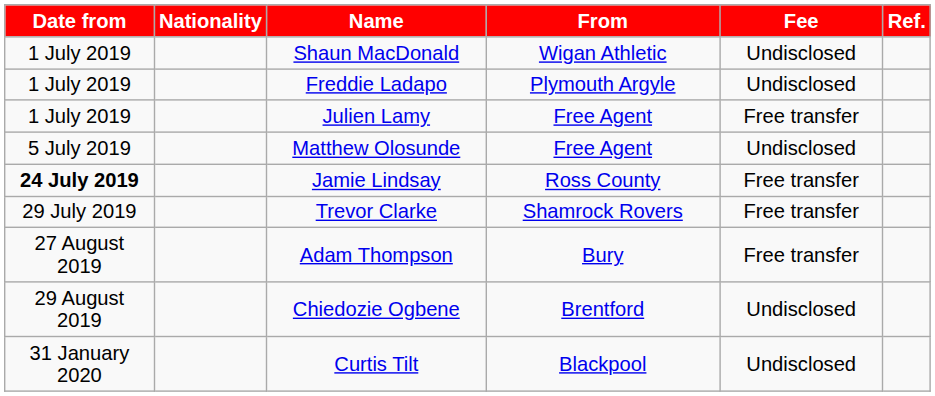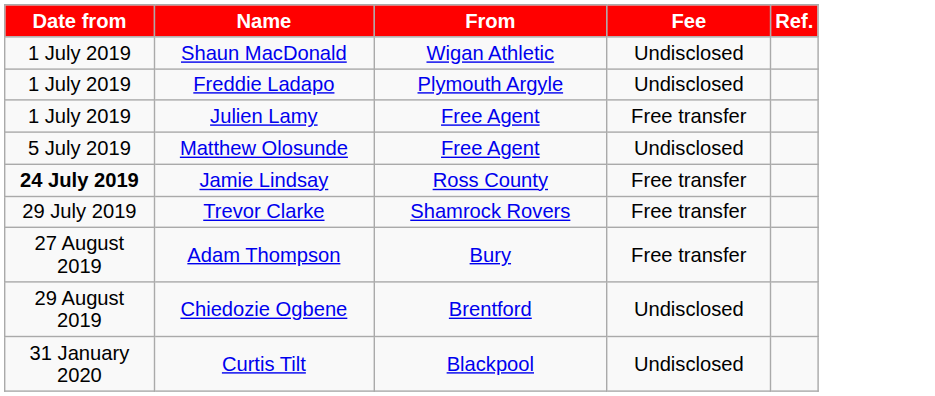- column: (210, 21)
